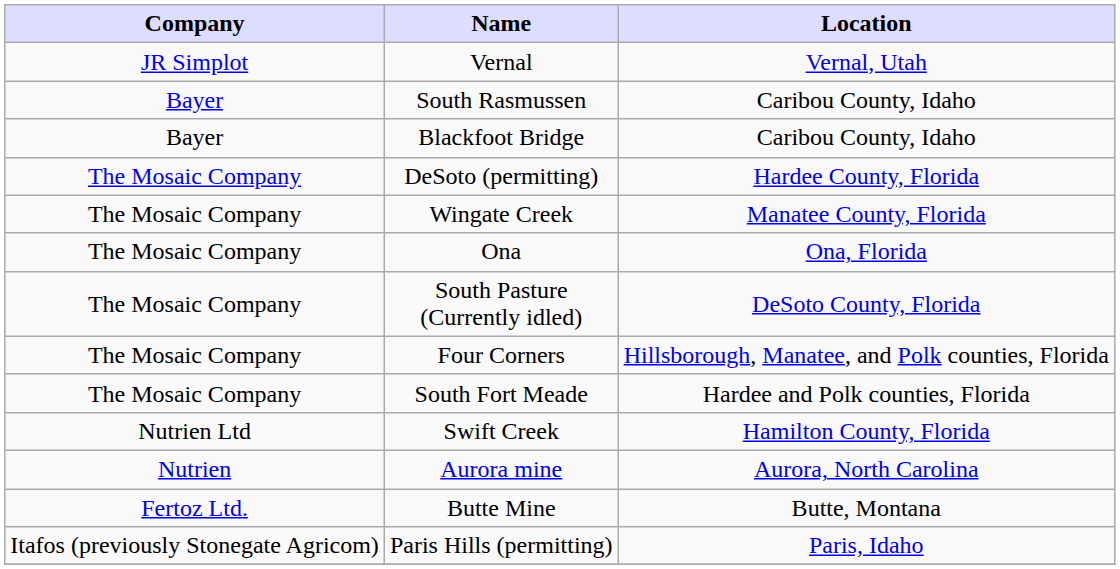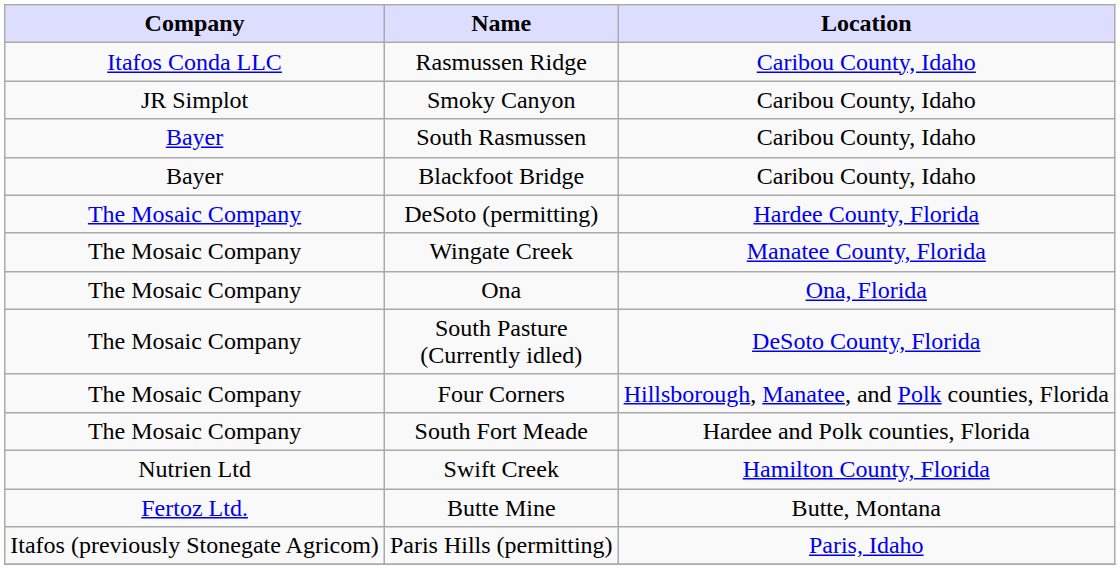+ row: (501, 61)
- row: (501, 61)
+ row: (501, 99)
- row: (501, 469)
